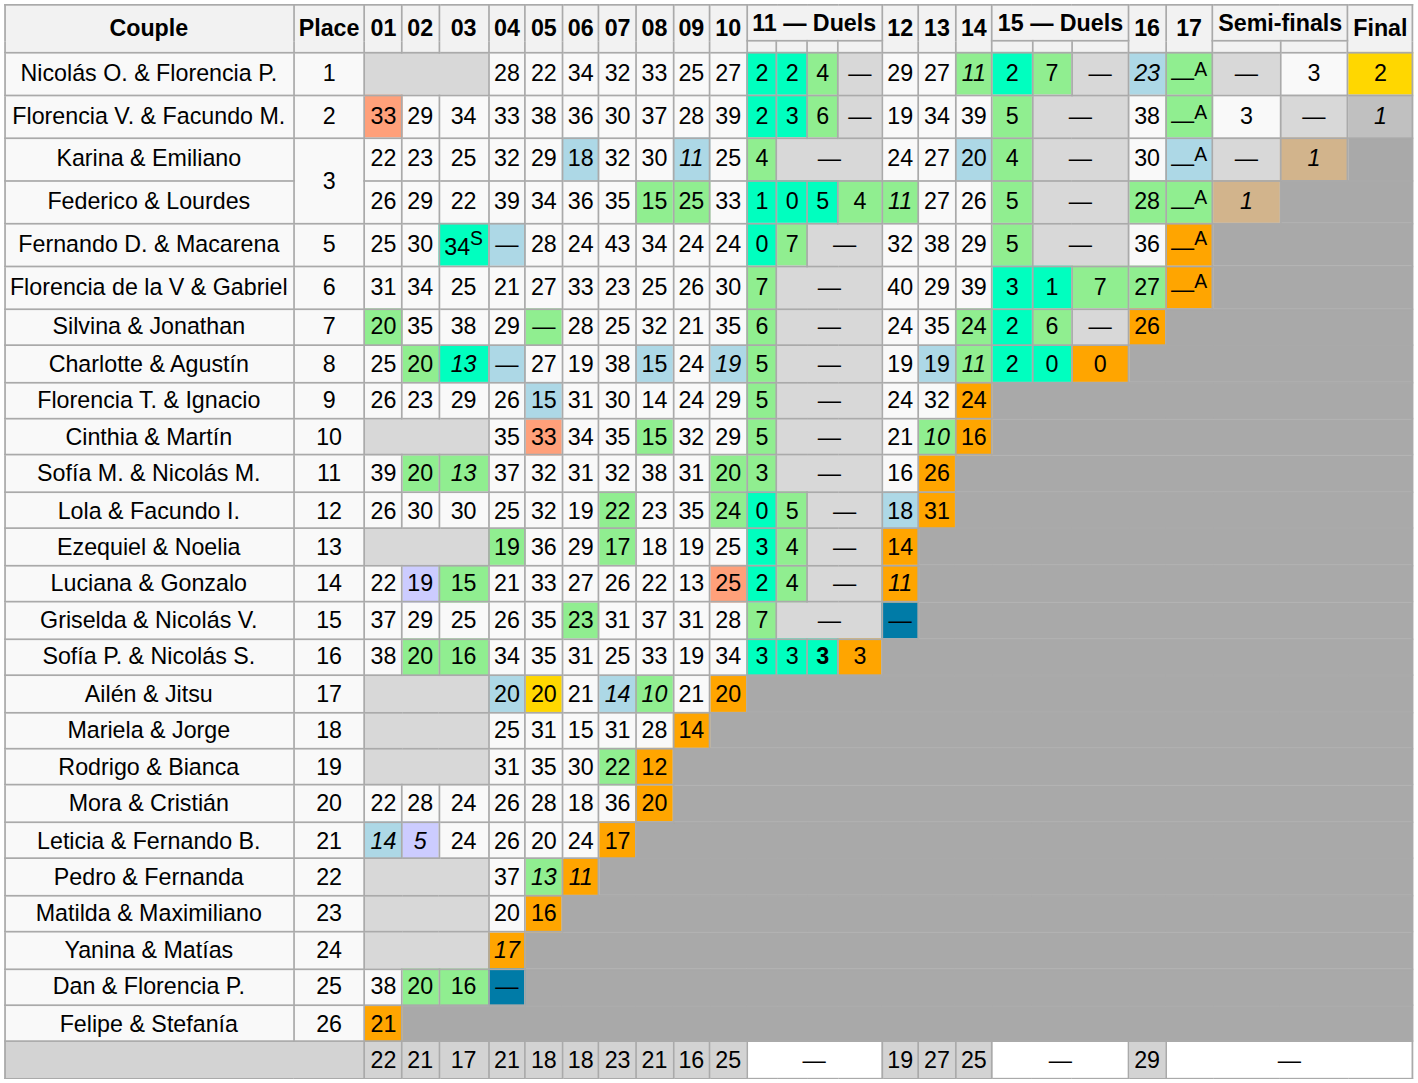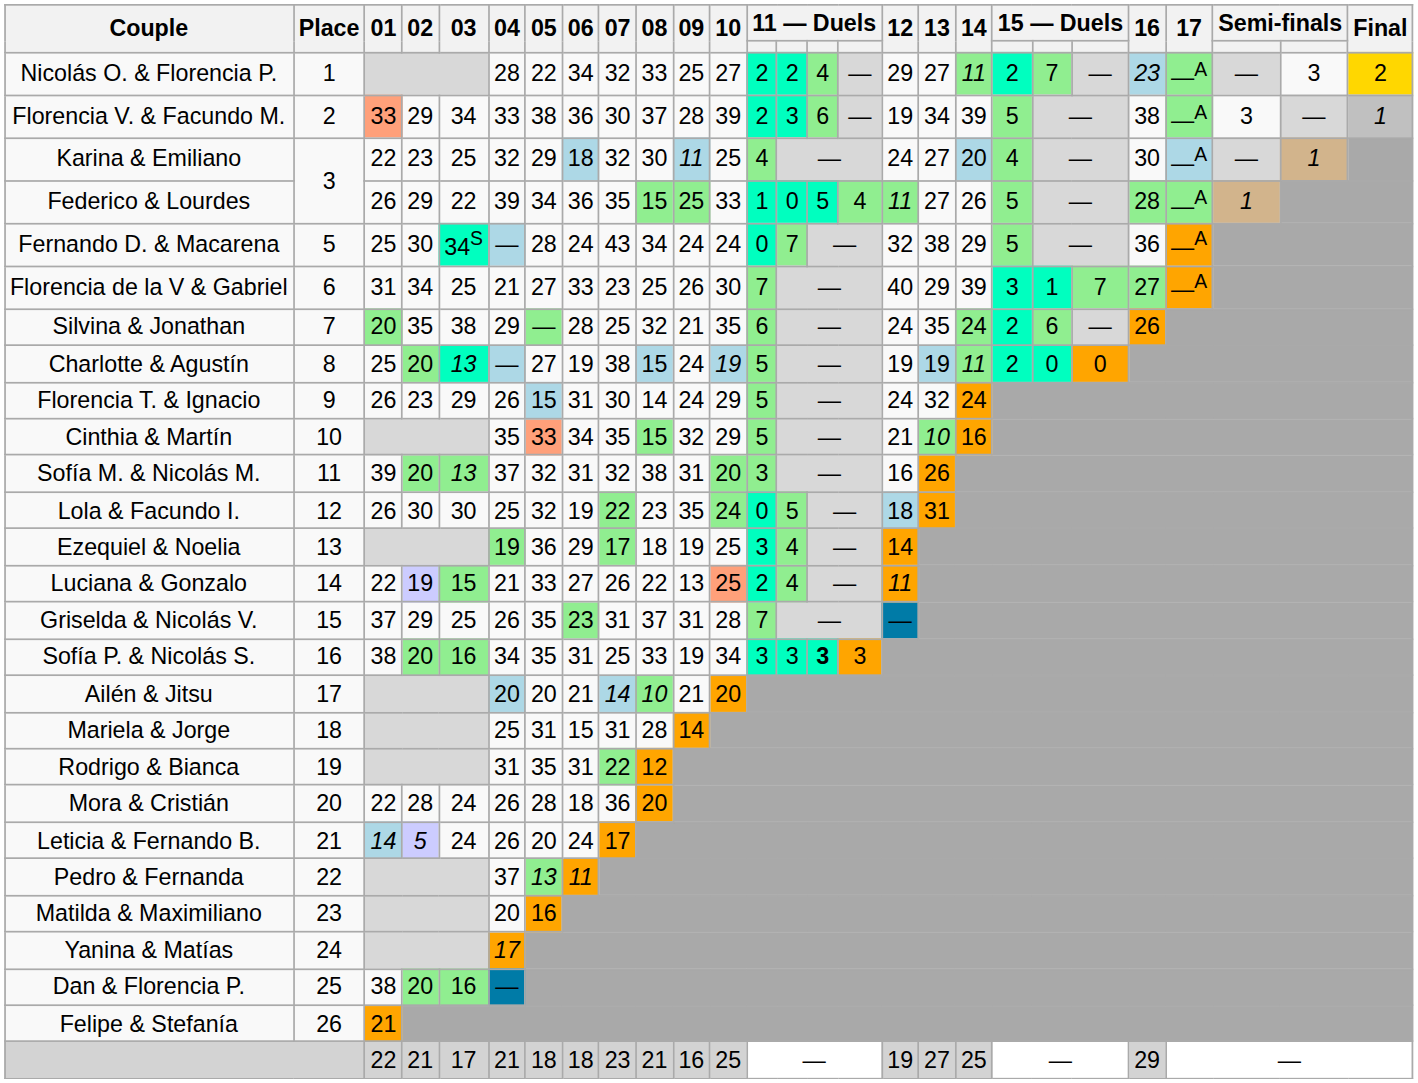(544, 693) gold background -> (544, 693) no background
(581, 767) 30 -> (581, 767) 31
